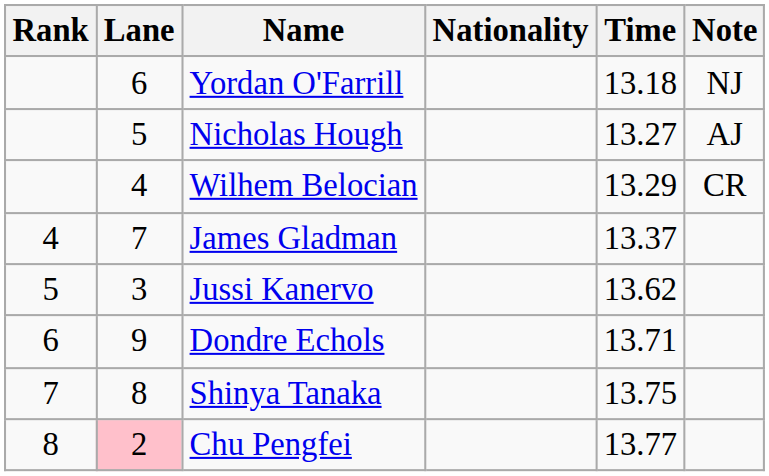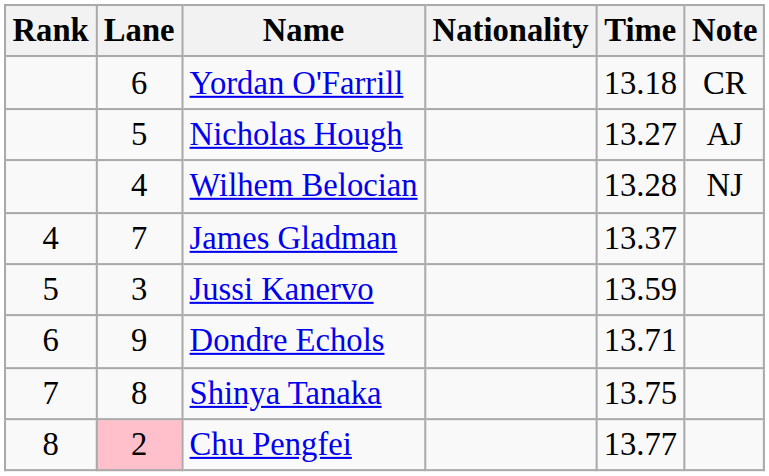(725, 82) NJ -> (725, 82) CR
(640, 185) 13.29 -> (640, 185) 13.28
(725, 185) CR -> (725, 185) NJ
(640, 289) 13.62 -> (640, 289) 13.59
